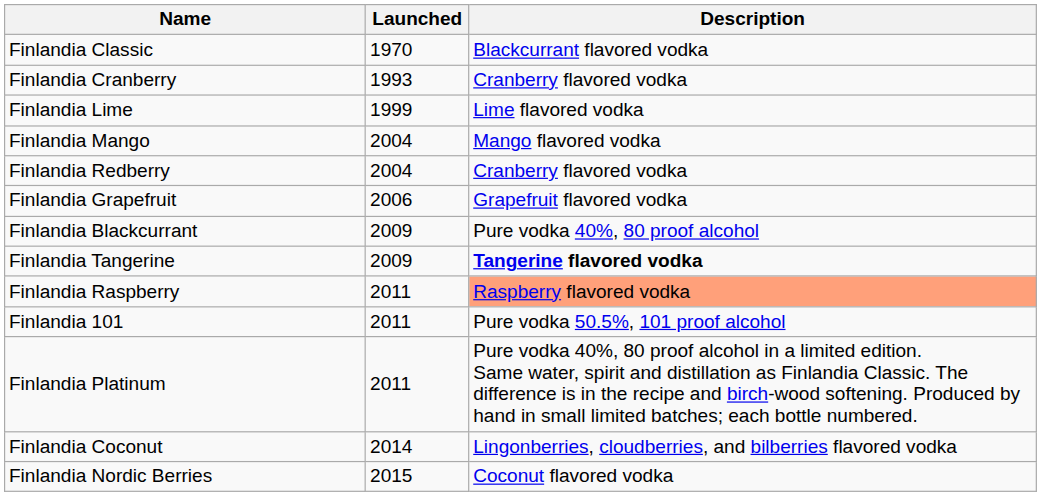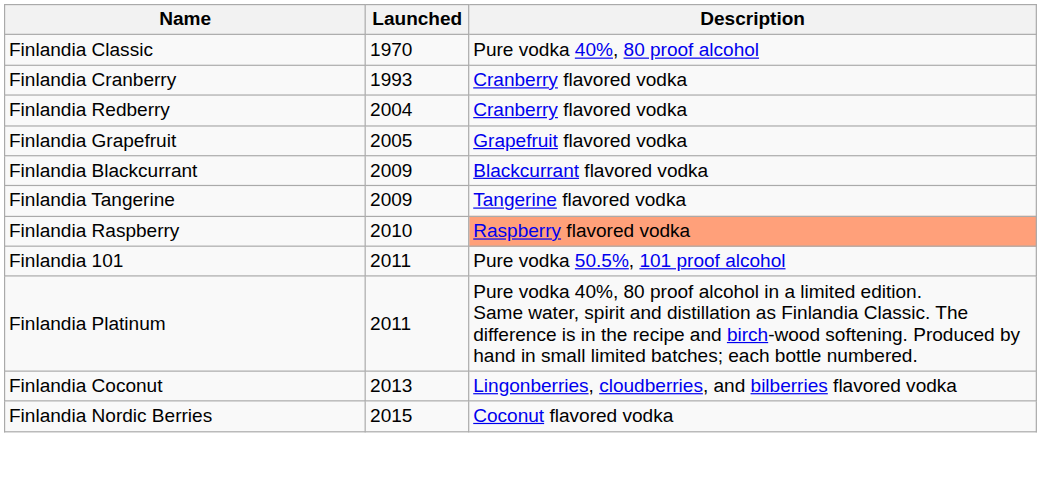(591, 49) Blackcurrant flavored vodka -> (616, 49) Pure vodka 40%, 80 proof alcohol
- row: (71, 110)
- row: (79, 140)
(391, 200) 2006 -> (391, 140) 2005
(616, 230) Pure vodka 40%, 80 proof alcohol -> (591, 170) Blackcurrant flavored vodka
(588, 261) bold -> (580, 200) normal
(391, 291) 2011 -> (391, 230) 2010
(391, 446) 2014 -> (391, 385) 2013
